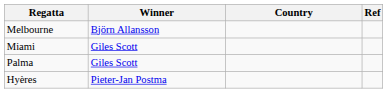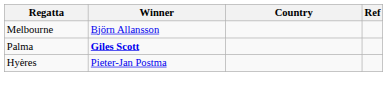- row: (21, 46)
(114, 63) normal -> (115, 46) bold
